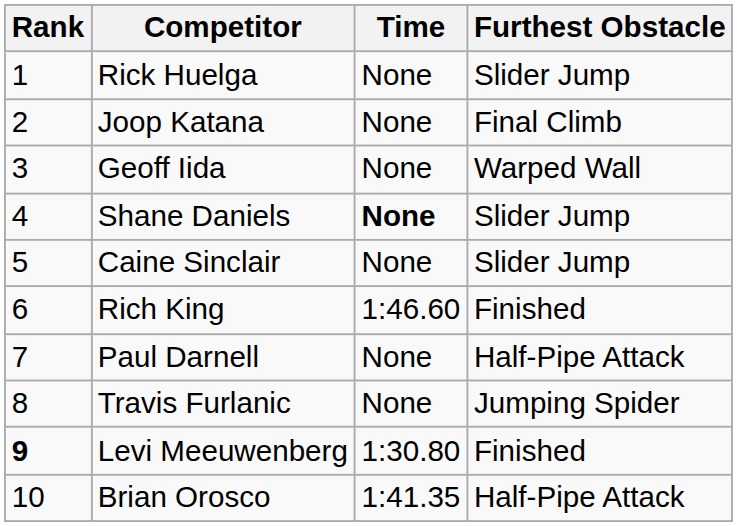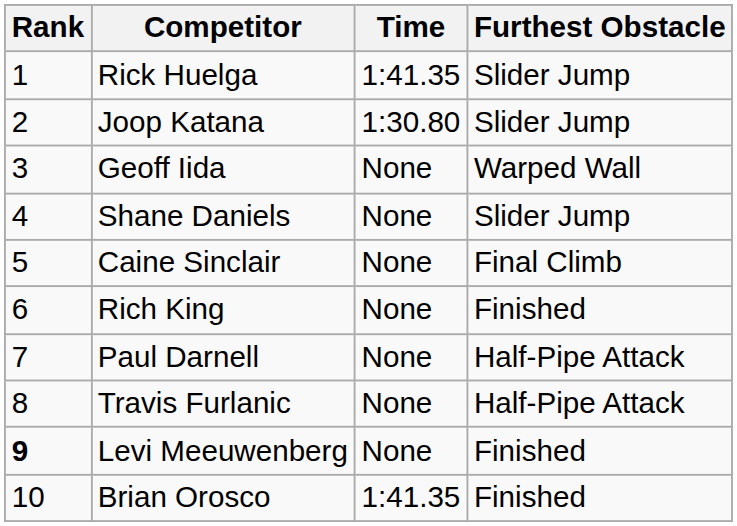(397, 74) None -> (411, 74) 1:41.35
(397, 121) None -> (411, 121) 1:30.80
(548, 121) Final Climb -> (552, 121) Slider Jump
(399, 215) bold -> (397, 215) normal
(552, 262) Slider Jump -> (548, 262) Final Climb
(411, 309) 1:46.60 -> (397, 309) None
(577, 403) Jumping Spider -> (579, 403) Half-Pipe Attack
(411, 450) 1:30.80 -> (397, 450) None
(579, 497) Half-Pipe Attack -> (530, 497) Finished
